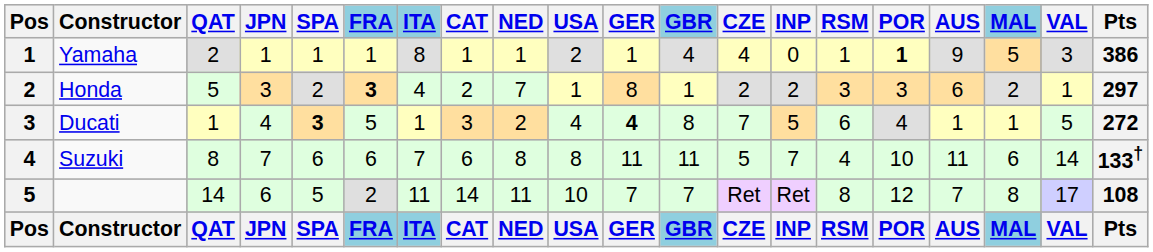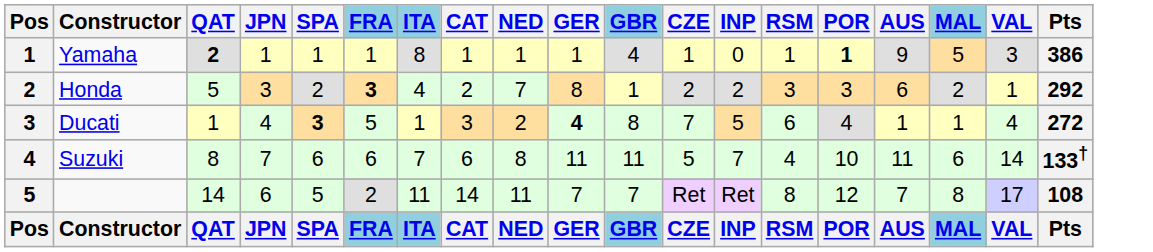- column: (576, 21)
(213, 55) normal -> (213, 55) bold
(744, 55) 4 -> (689, 55) 1
(1120, 89) 297 -> (1065, 89) 292
(1067, 122) 5 -> (1012, 122) 4
